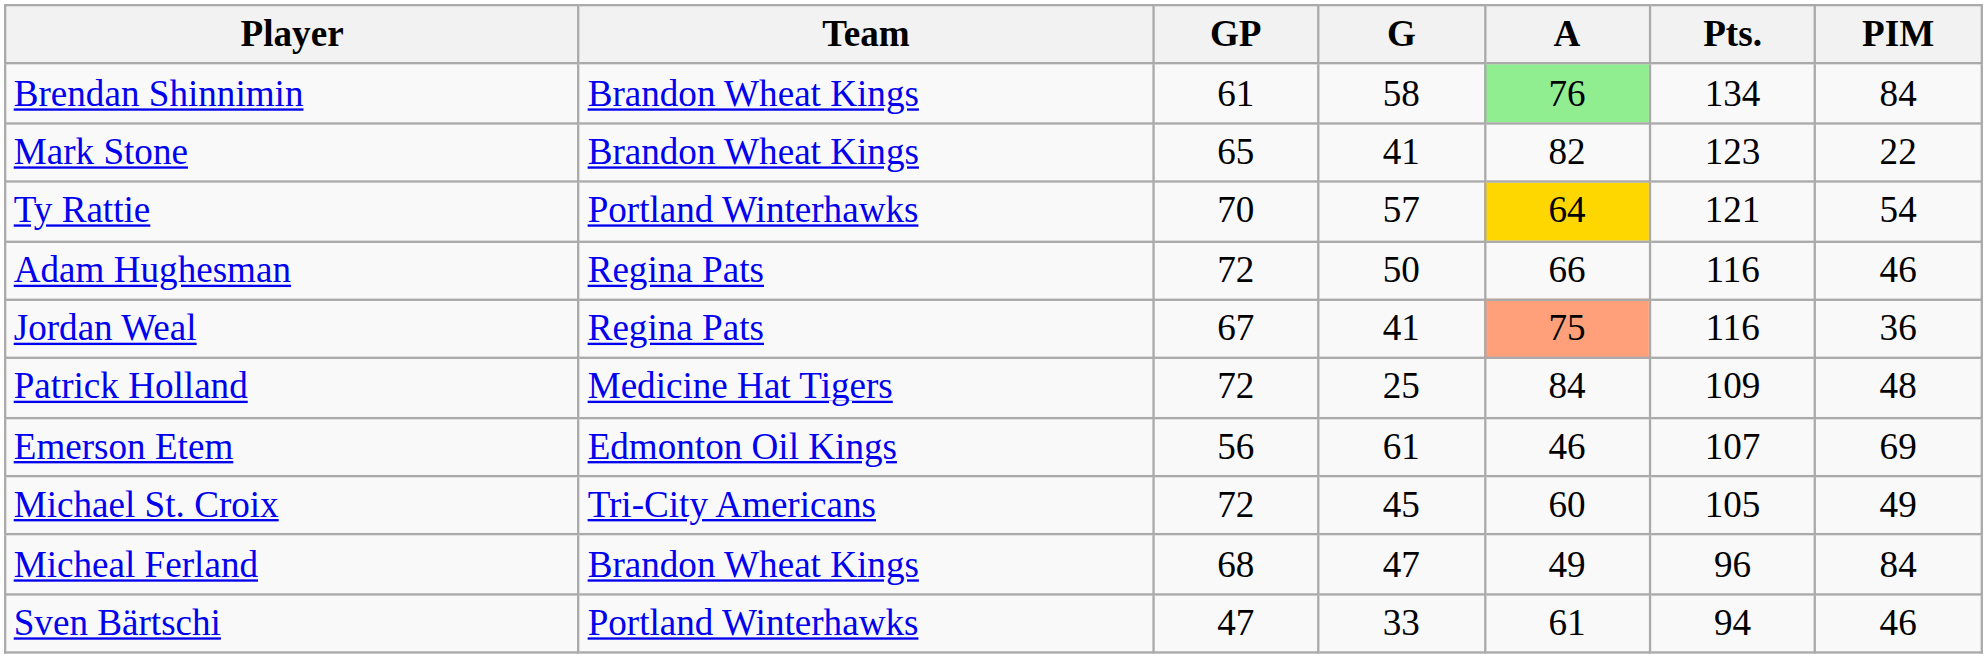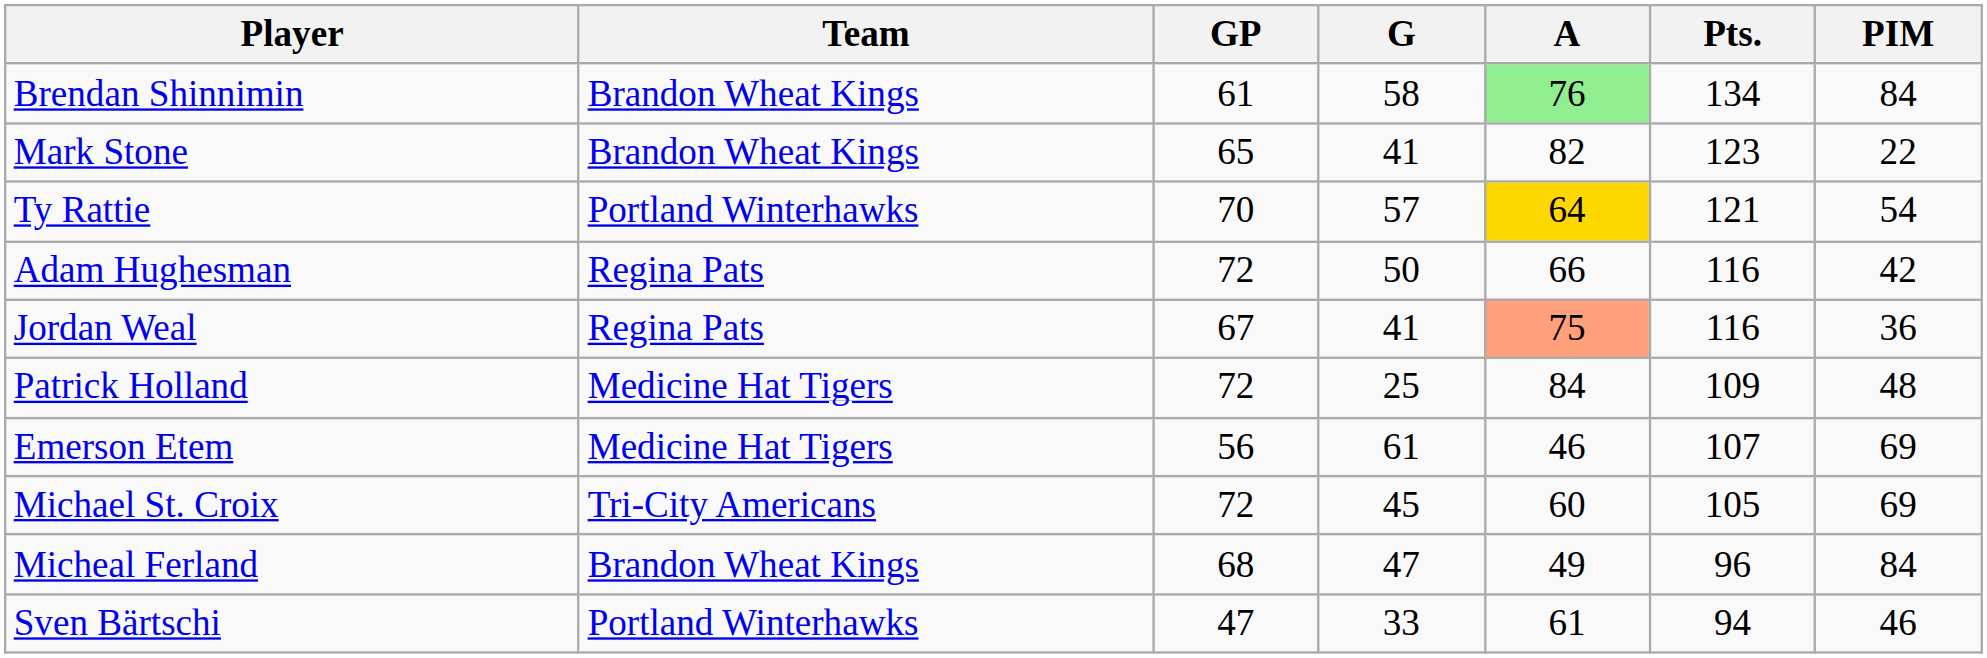(1898, 269) 46 -> (1898, 269) 42
(742, 446) Edmonton Oil Kings -> (740, 446) Medicine Hat Tigers
(1898, 504) 49 -> (1898, 504) 69
